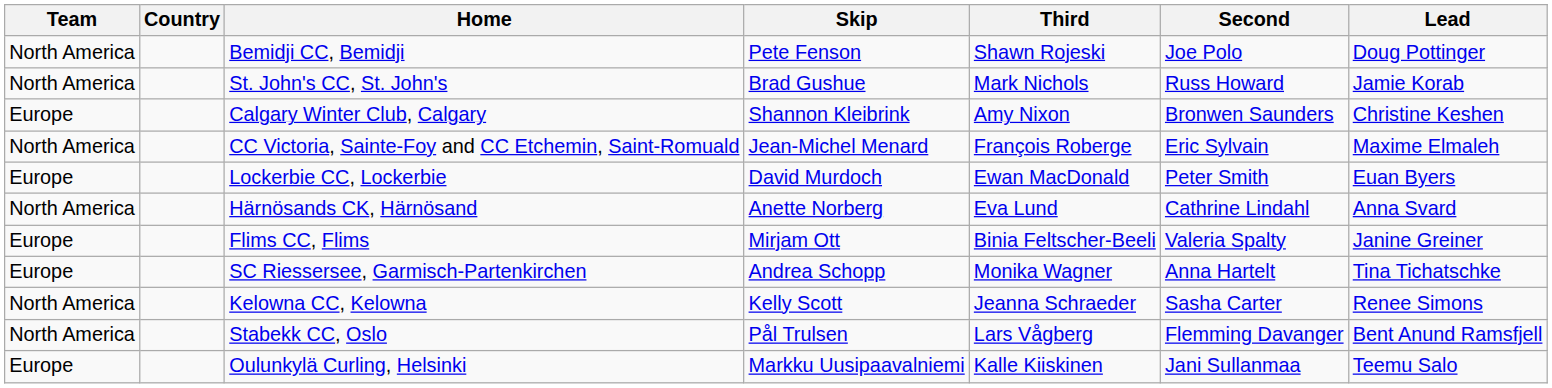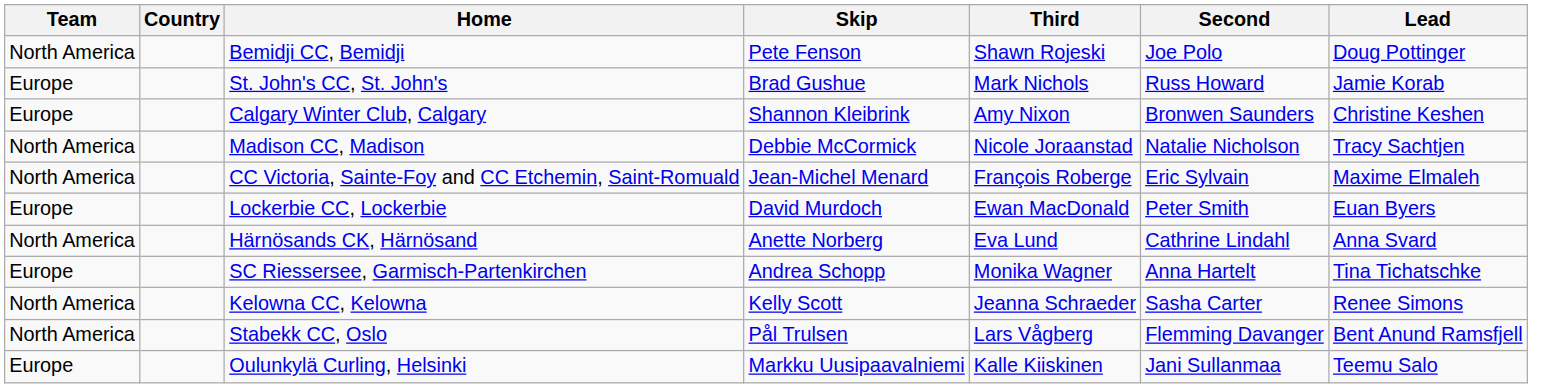(72, 83) North America -> (41, 83) Europe
+ row: (327, 146)
- row: (299, 240)
